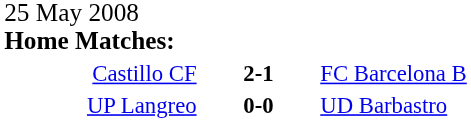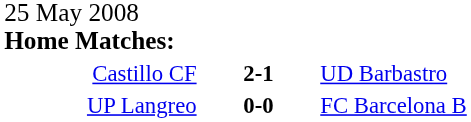(394, 73) FC Barcelona B -> (384, 73) UD Barbastro
(384, 105) UD Barbastro -> (394, 105) FC Barcelona B
